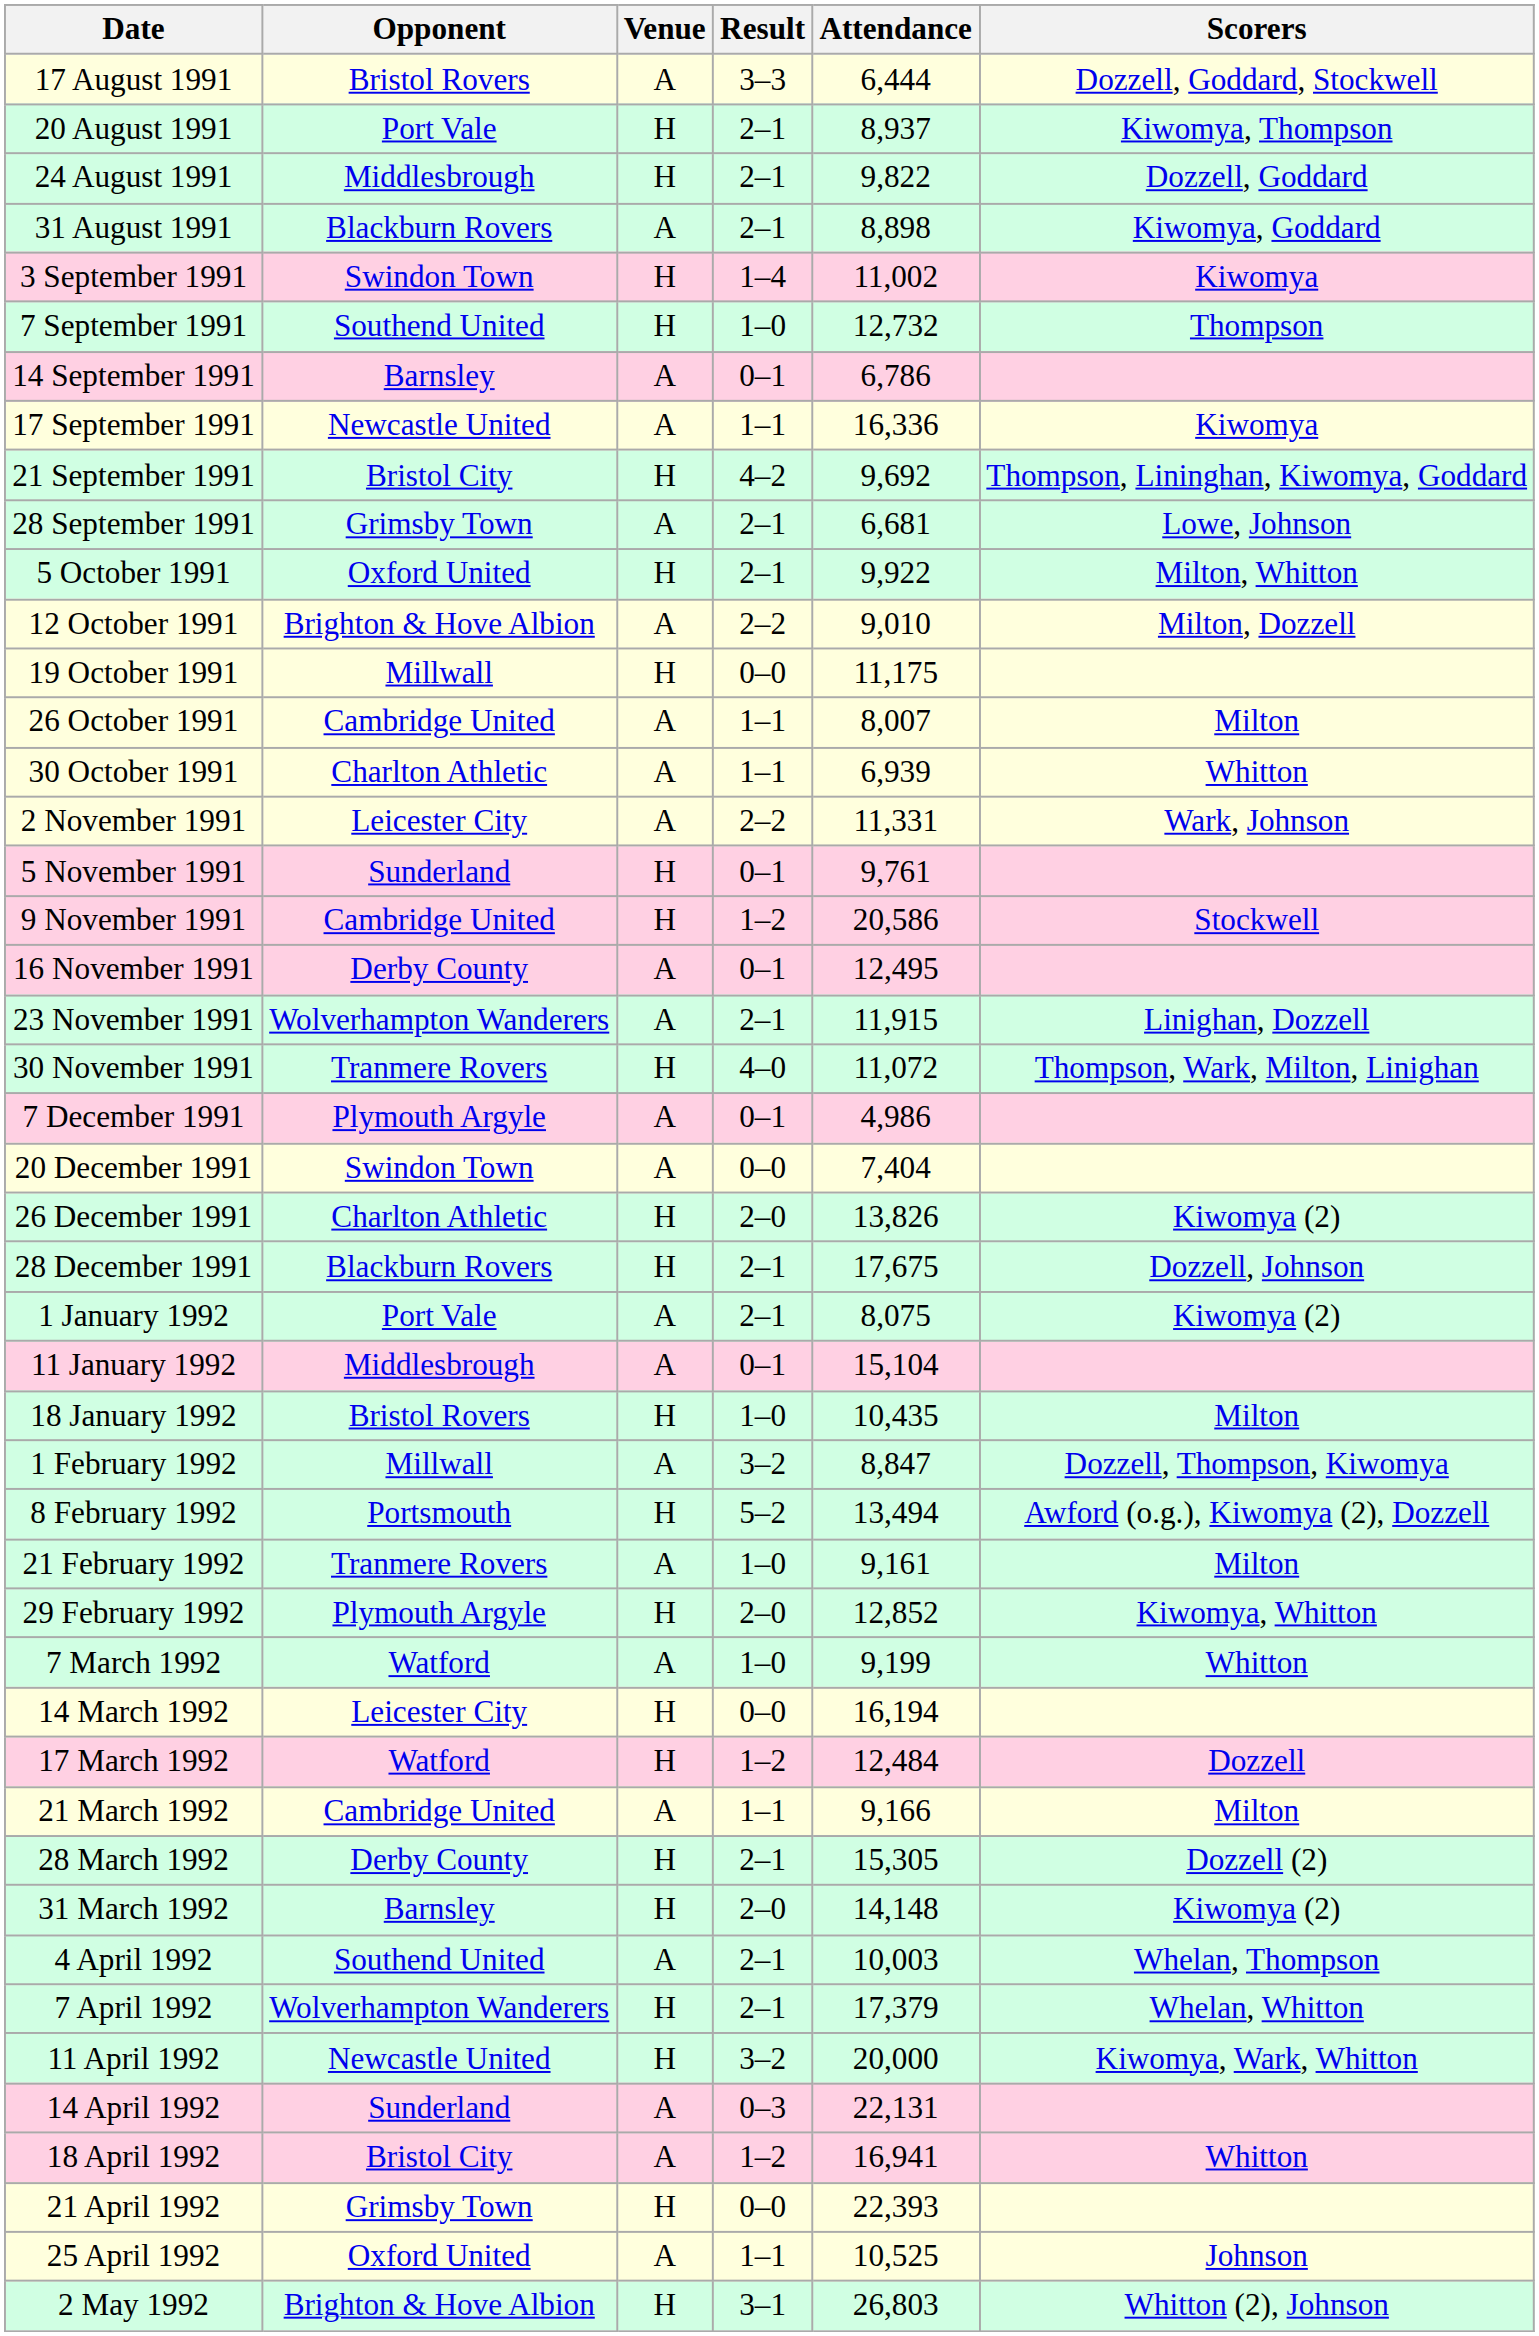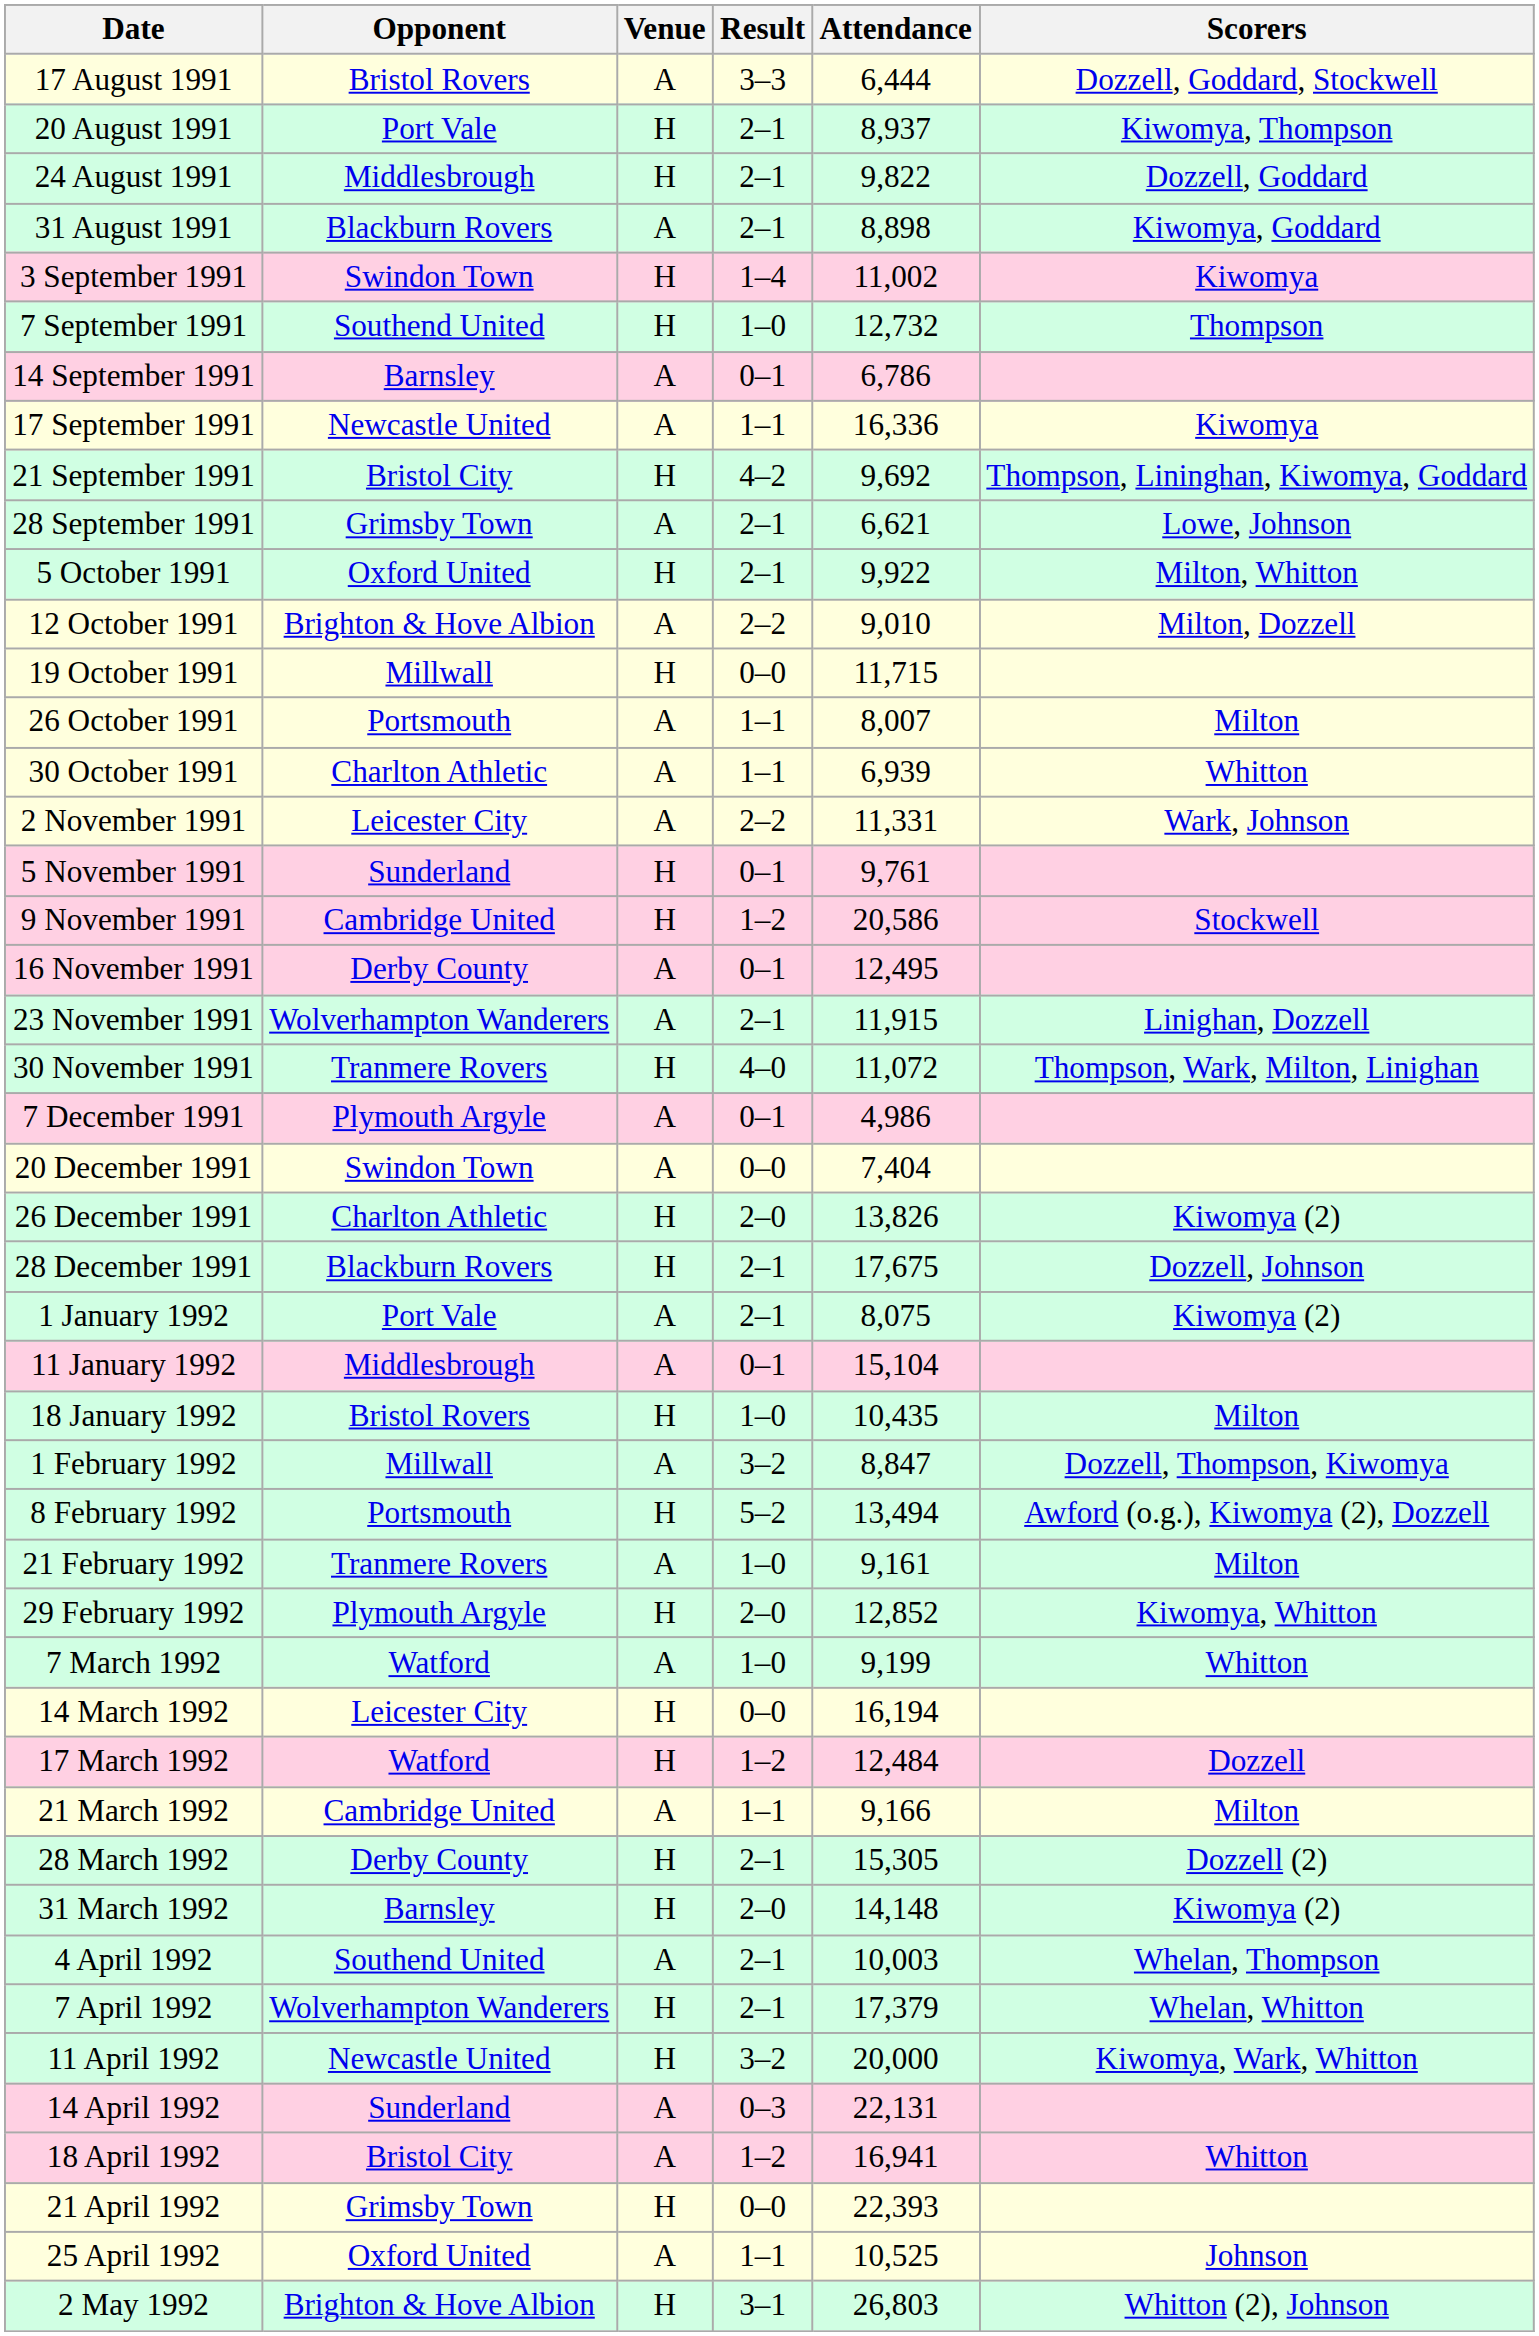(896, 524) 6,681 -> (896, 524) 6,621
(896, 672) 11,175 -> (896, 672) 11,715
(439, 721) Cambridge United -> (439, 721) Portsmouth
